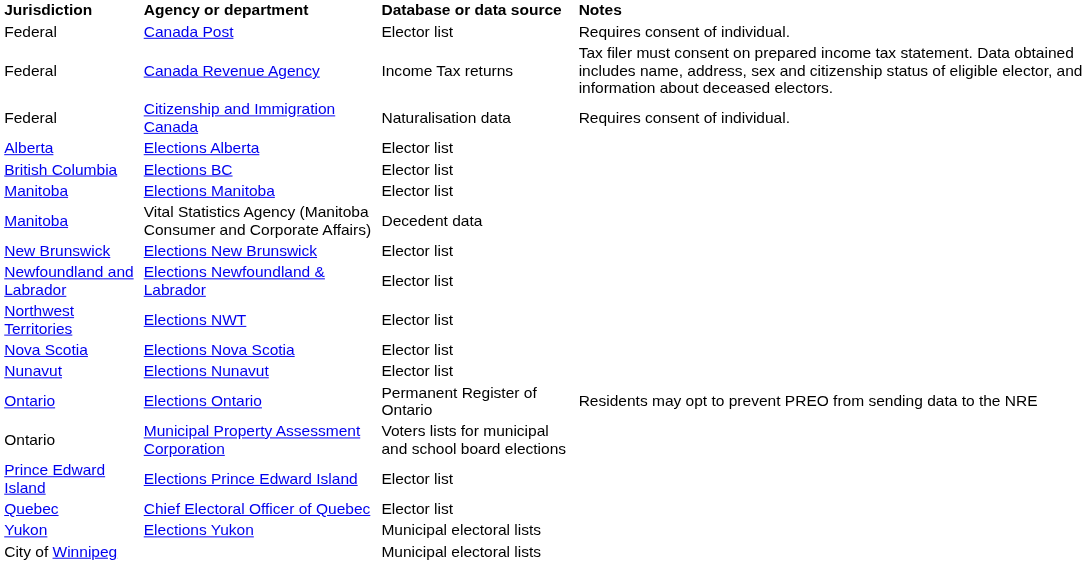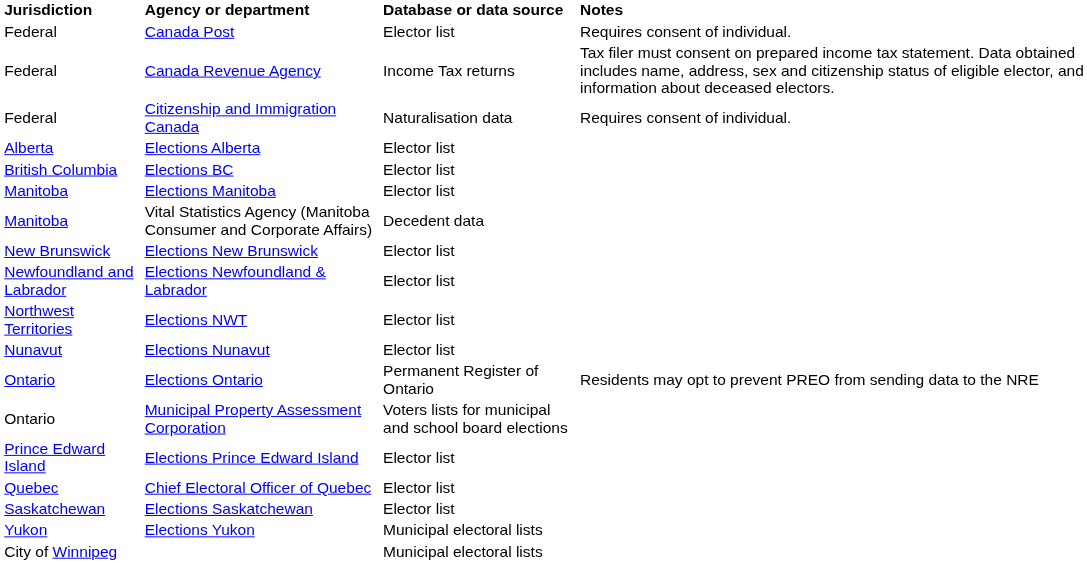- row: (219, 350)
+ row: (229, 509)
